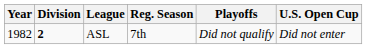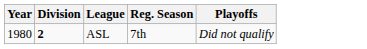- column: (319, 14)
(20, 33) 1982 -> (20, 33) 1980
